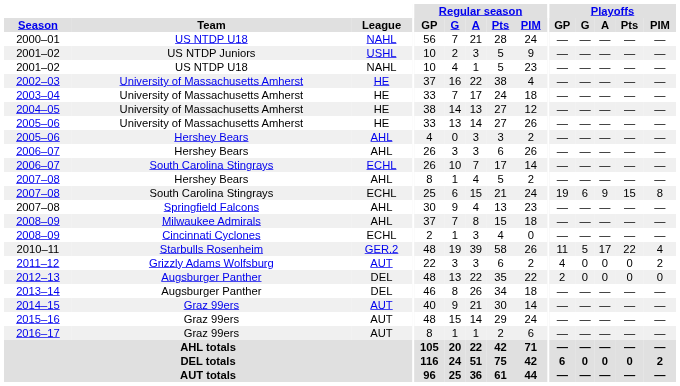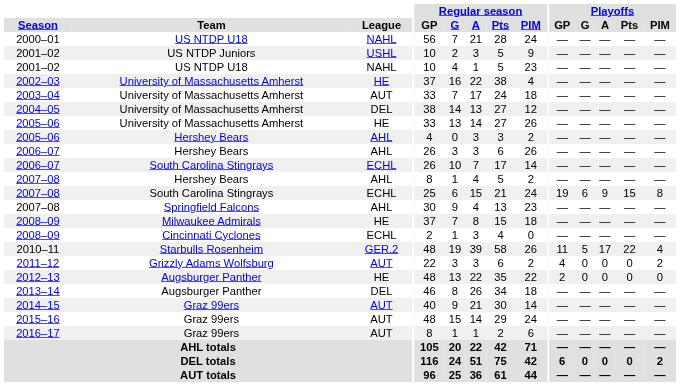(382, 95) HE -> (382, 95) AUT
(382, 109) HE -> (382, 109) DEL
(382, 221) AHL -> (382, 221) HE
(382, 277) DEL -> (382, 277) HE
